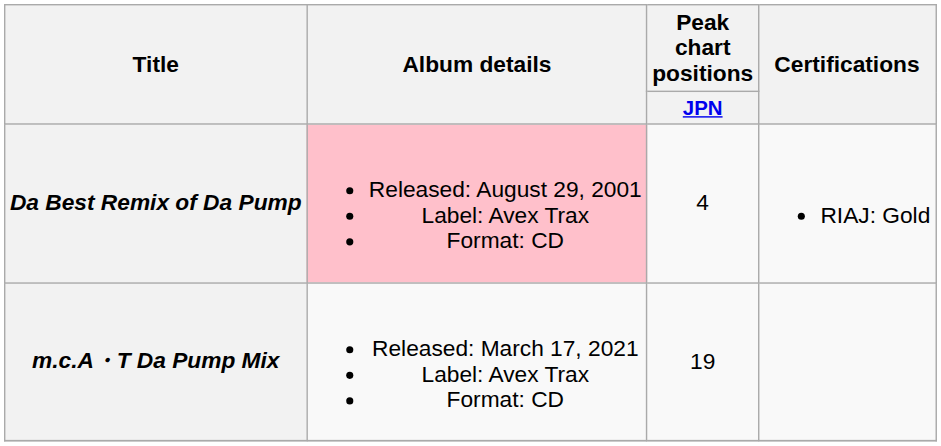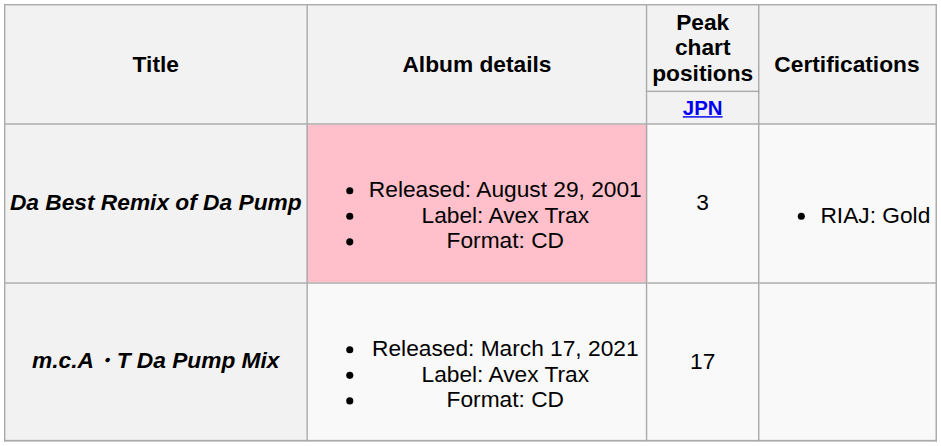(703, 203) 4 -> (703, 203) 3
(703, 361) 19 -> (703, 361) 17
